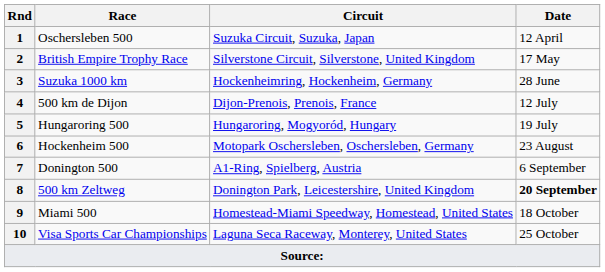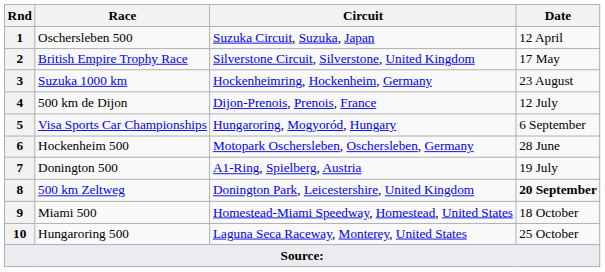(540, 81) 28 June -> (546, 81) 23 August
(83, 125) Hungaroring 500 -> (122, 125) Visa Sports Car Championships
(538, 125) 19 July -> (552, 125) 6 September
(546, 146) 23 August -> (540, 146) 28 June
(552, 168) 6 September -> (538, 168) 19 July
(122, 234) Visa Sports Car Championships -> (83, 234) Hungaroring 500
